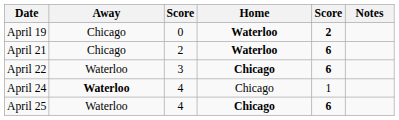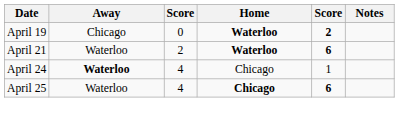(106, 50) Chicago -> (106, 50) Waterloo
- row: (27, 69)
